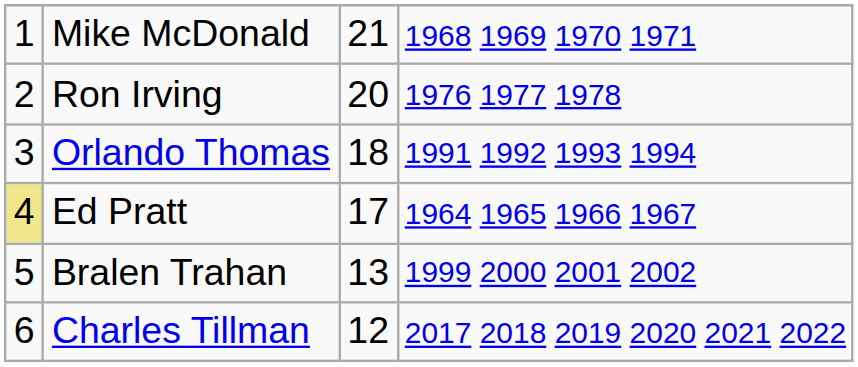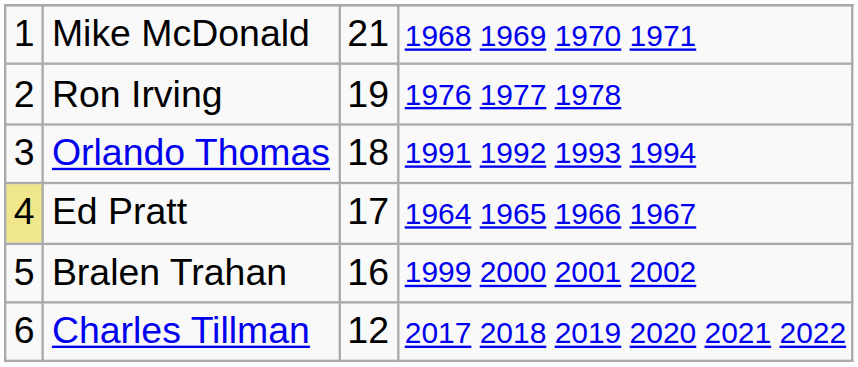(368, 93) 20 -> (368, 93) 19
(368, 271) 13 -> (368, 271) 16
